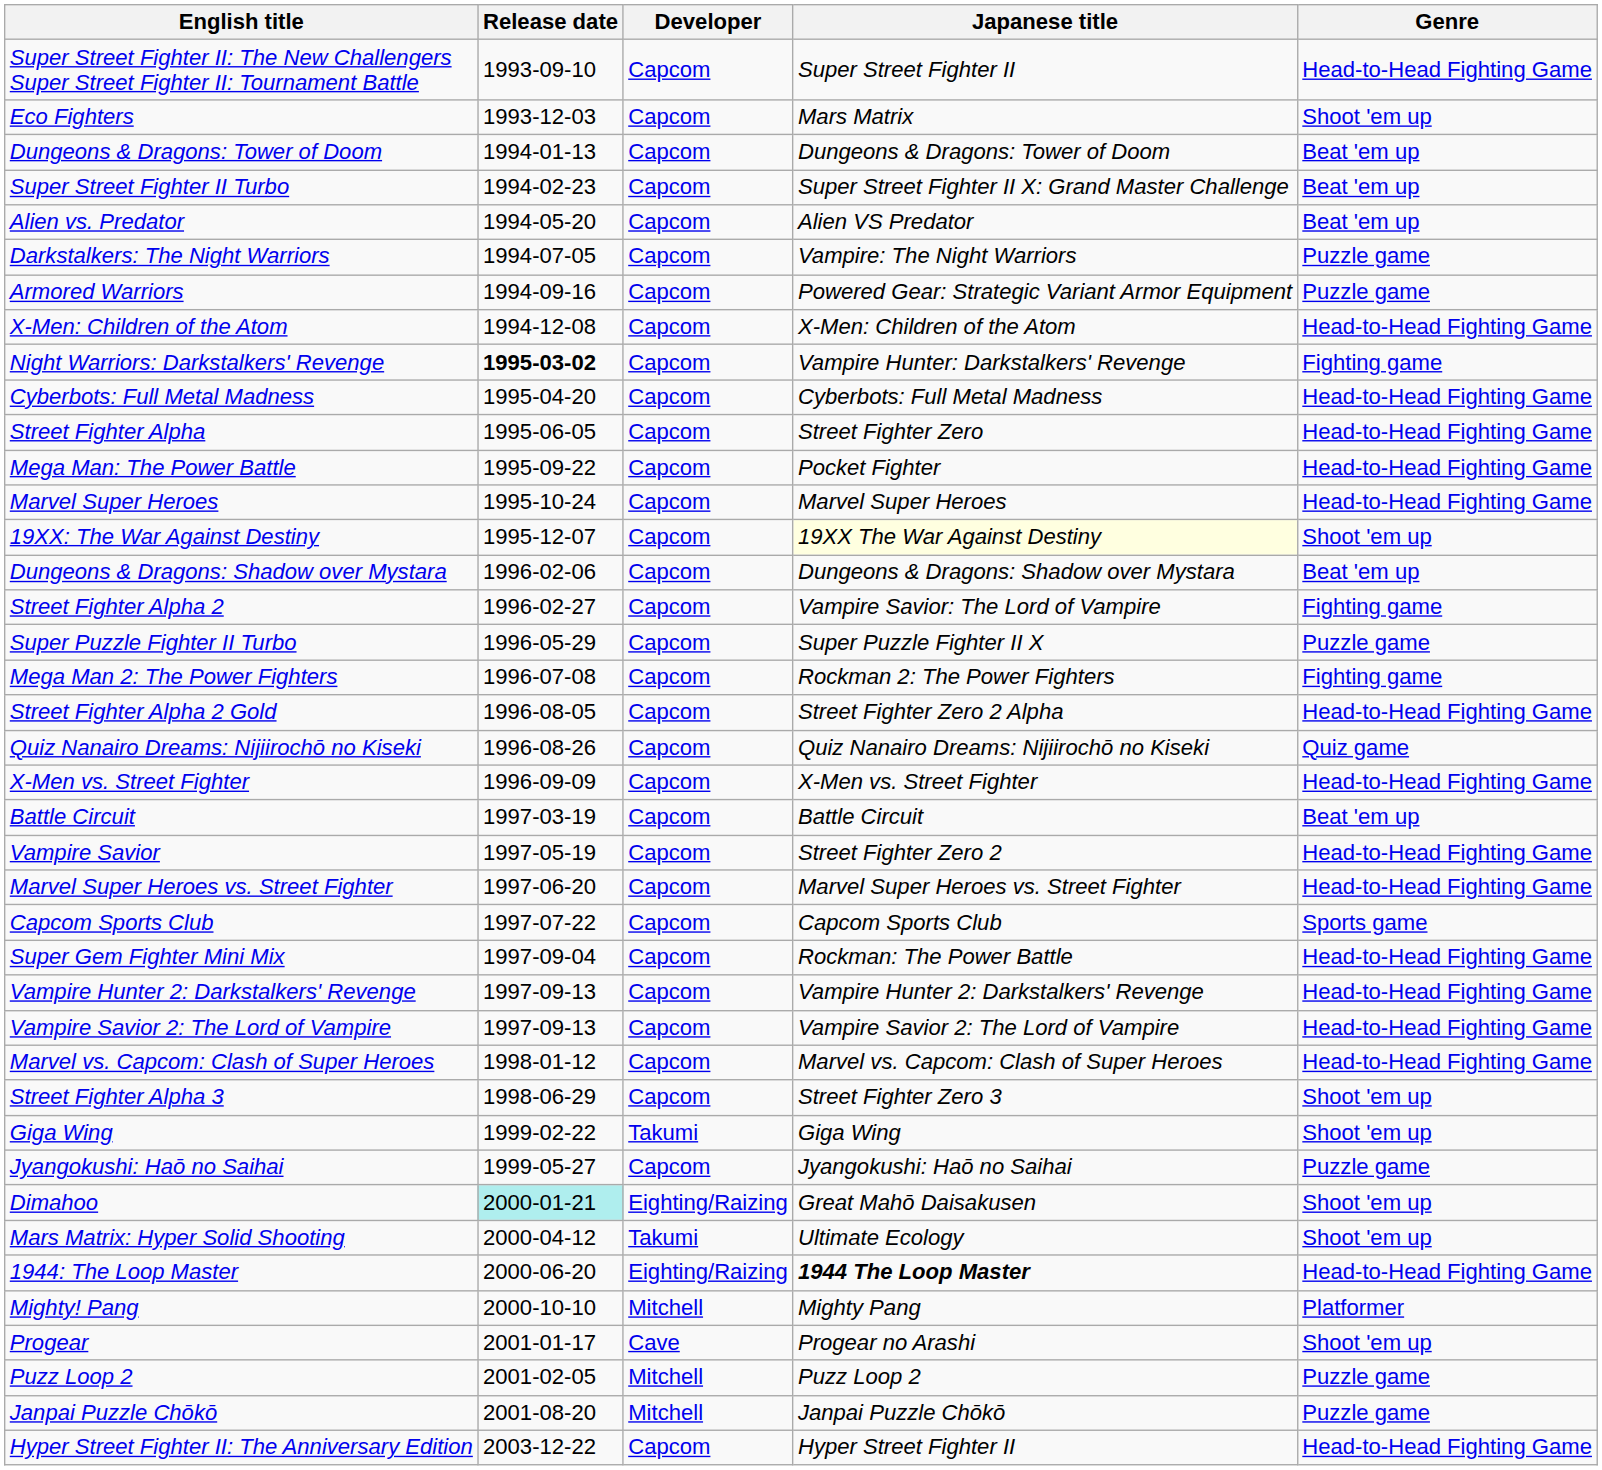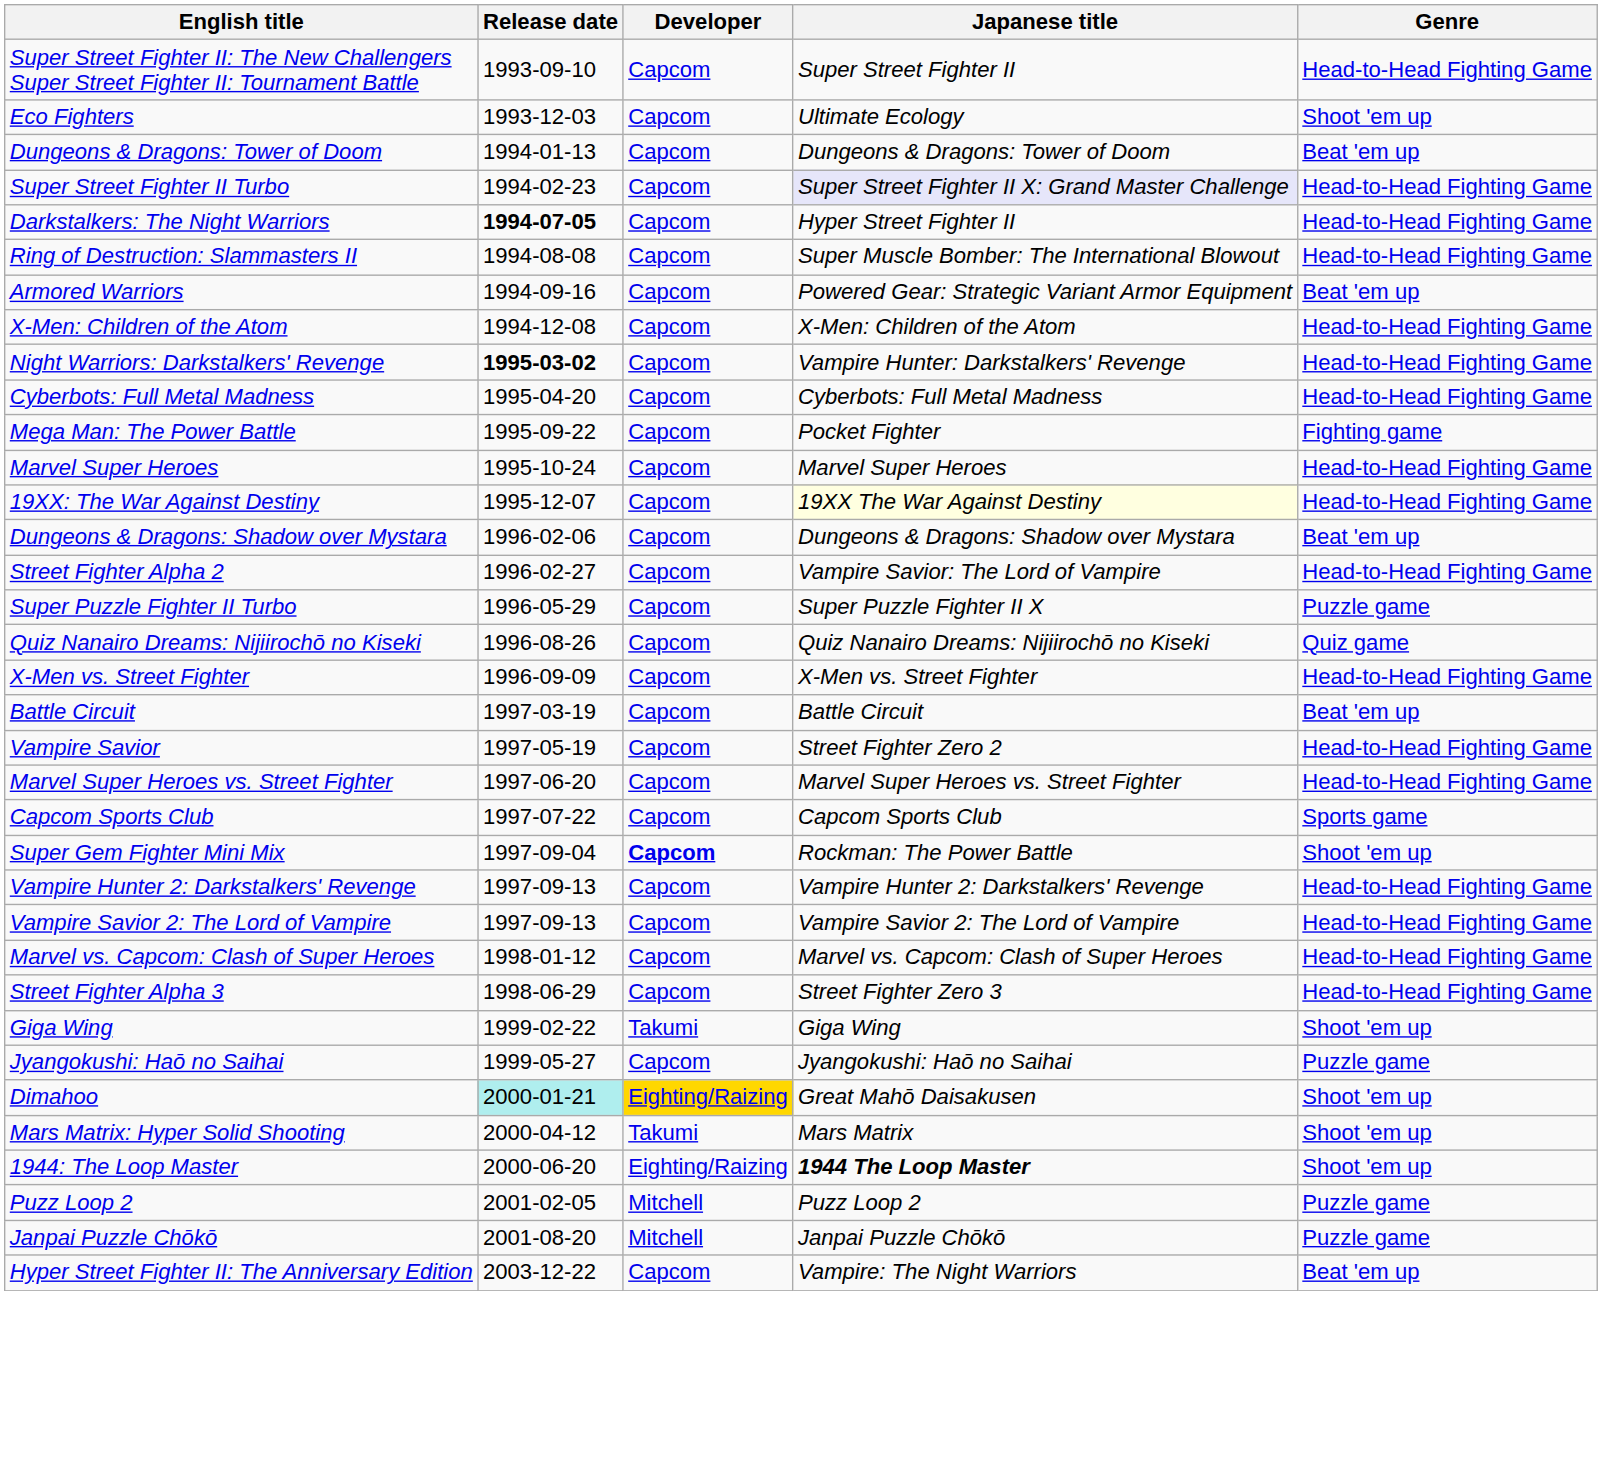(856, 116) Mars Matrix -> (881, 116) Ultimate Ecology
(1043, 186) no background -> (1043, 186) lavender background
(1361, 186) Beat 'em up -> (1447, 186) Head-to-Head Fighting Game
- row: (97, 221)
(539, 256) normal -> (539, 221) bold
(937, 256) Vampire: The Night Warriors -> (907, 221) Hyper Street Fighter II
(1366, 256) Puzzle game -> (1447, 221) Head-to-Head Fighting Game
+ row: (183, 256)
(1366, 291) Puzzle game -> (1361, 291) Beat 'em up
(1372, 362) Fighting game -> (1447, 362) Head-to-Head Fighting Game
- row: (108, 432)
(1447, 467) Head-to-Head Fighting Game -> (1372, 432) Fighting game
(1367, 537) Shoot 'em up -> (1447, 502) Head-to-Head Fighting Game
(1372, 607) Fighting game -> (1447, 572) Head-to-Head Fighting Game
- row: (174, 677)
- row: (143, 712)
(669, 957) normal -> (672, 852) bold
(1447, 957) Head-to-Head Fighting Game -> (1367, 852) Shoot 'em up
(1367, 1097) Shoot 'em up -> (1447, 992) Head-to-Head Fighting Game
(708, 1202) no background -> (708, 1097) gold background
(881, 1237) Ultimate Ecology -> (856, 1132) Mars Matrix
(1447, 1272) Head-to-Head Fighting Game -> (1367, 1167) Shoot 'em up
- row: (74, 1307)
- row: (49, 1342)
(907, 1447) Hyper Street Fighter II -> (937, 1272) Vampire: The Night Warriors
(1447, 1447) Head-to-Head Fighting Game -> (1361, 1272) Beat 'em up
